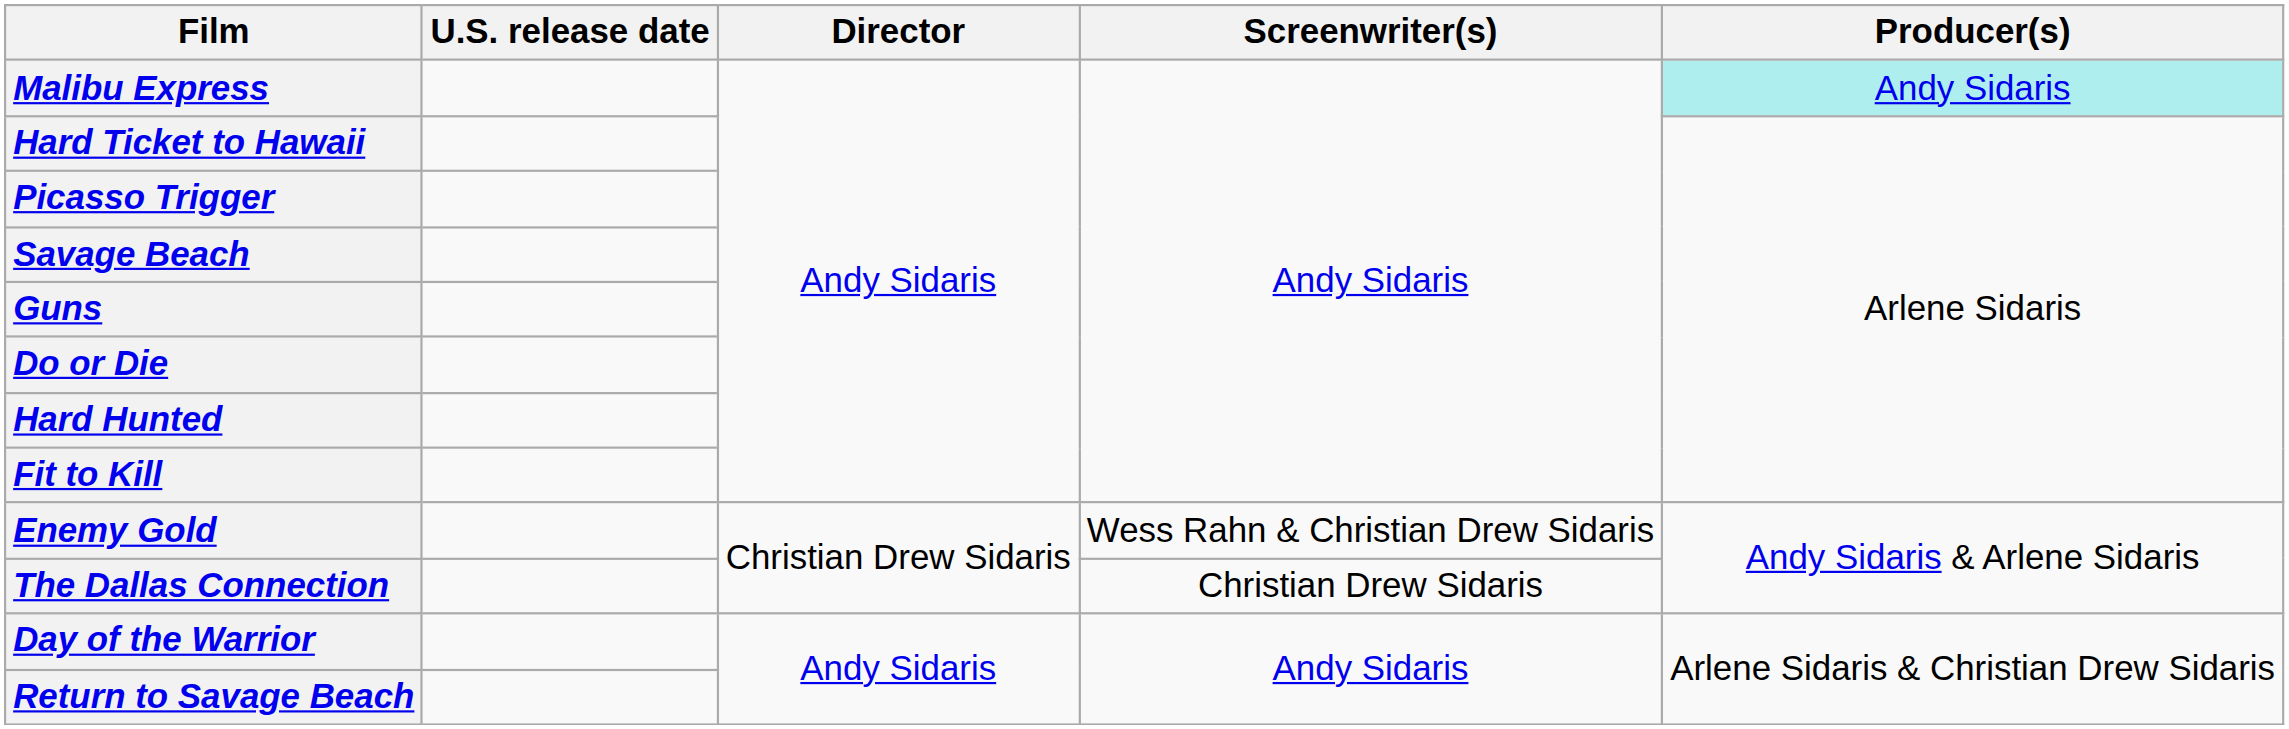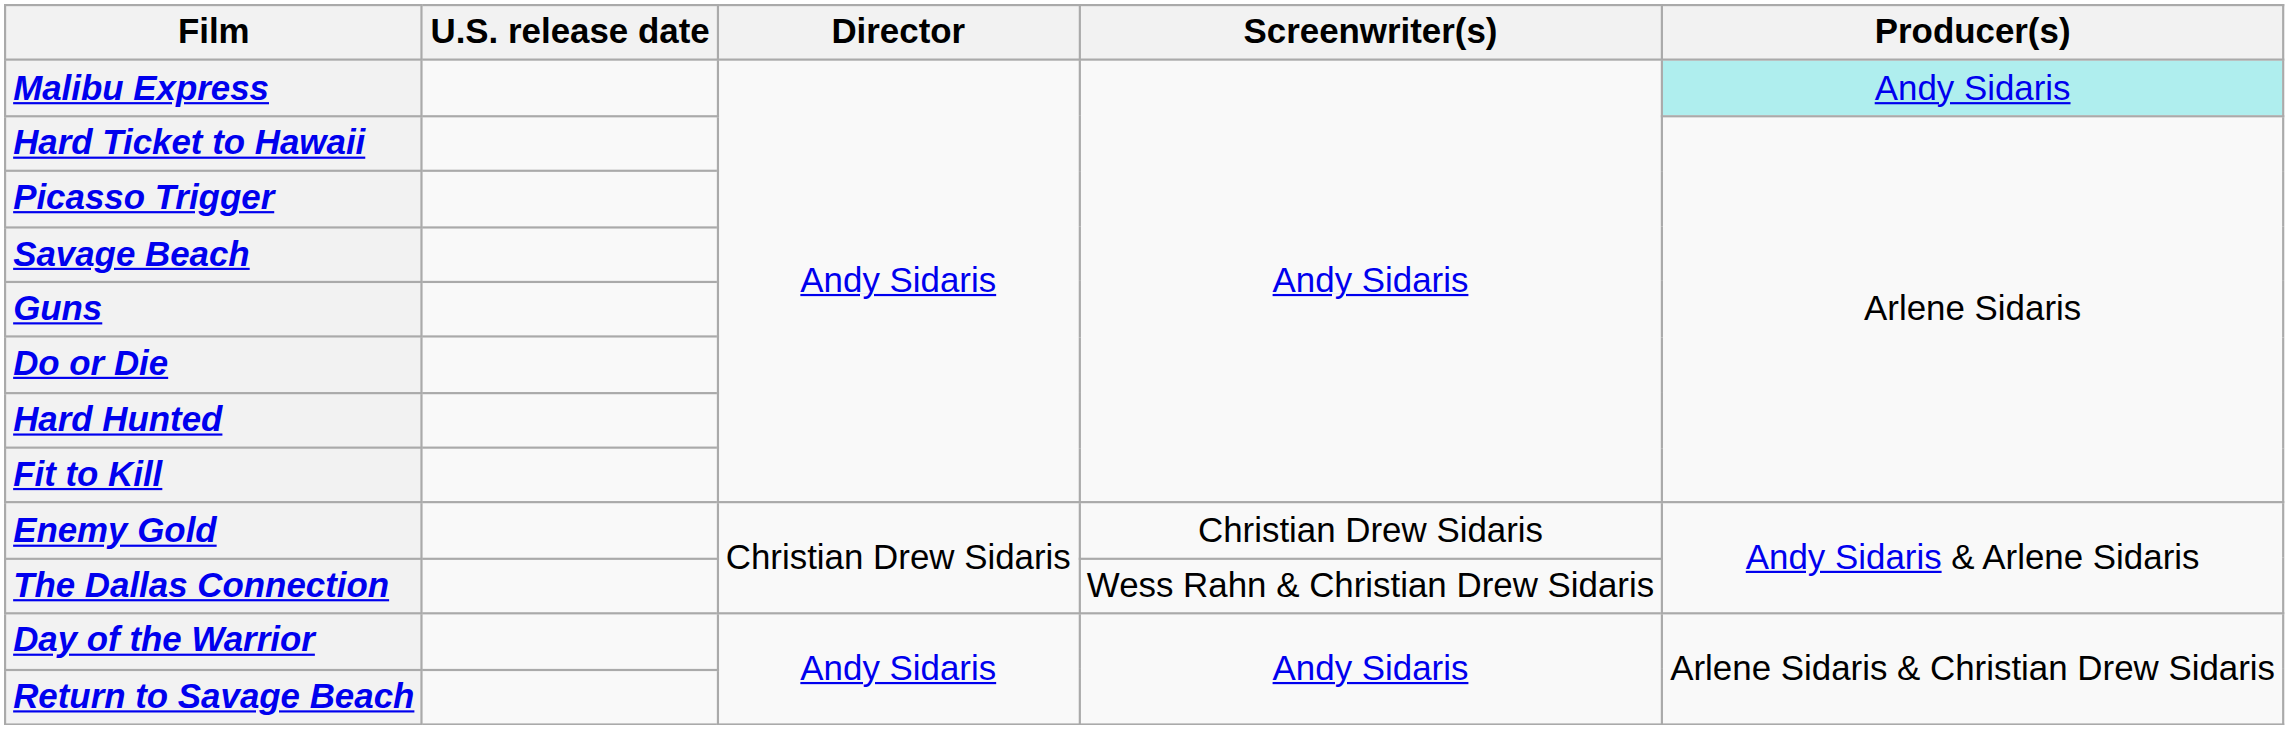(1371, 530) Wess Rahn & Christian Drew Sidaris -> (1371, 530) Christian Drew Sidaris
(1371, 585) Christian Drew Sidaris -> (1371, 585) Wess Rahn & Christian Drew Sidaris
